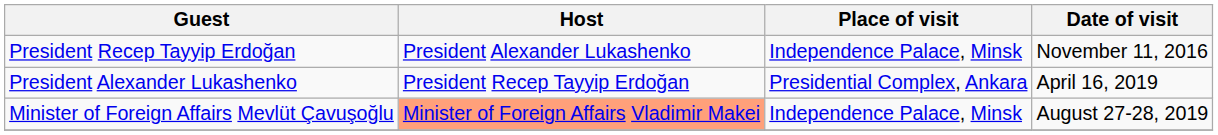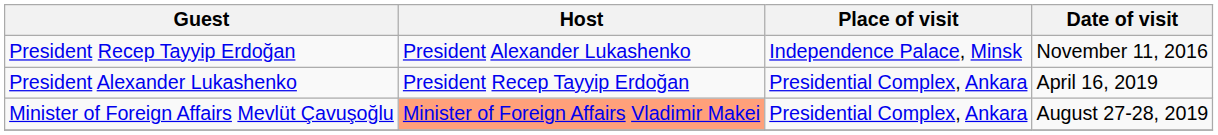(896, 113) Independence Palace, Minsk -> (898, 113) Presidential Complex, Ankara
